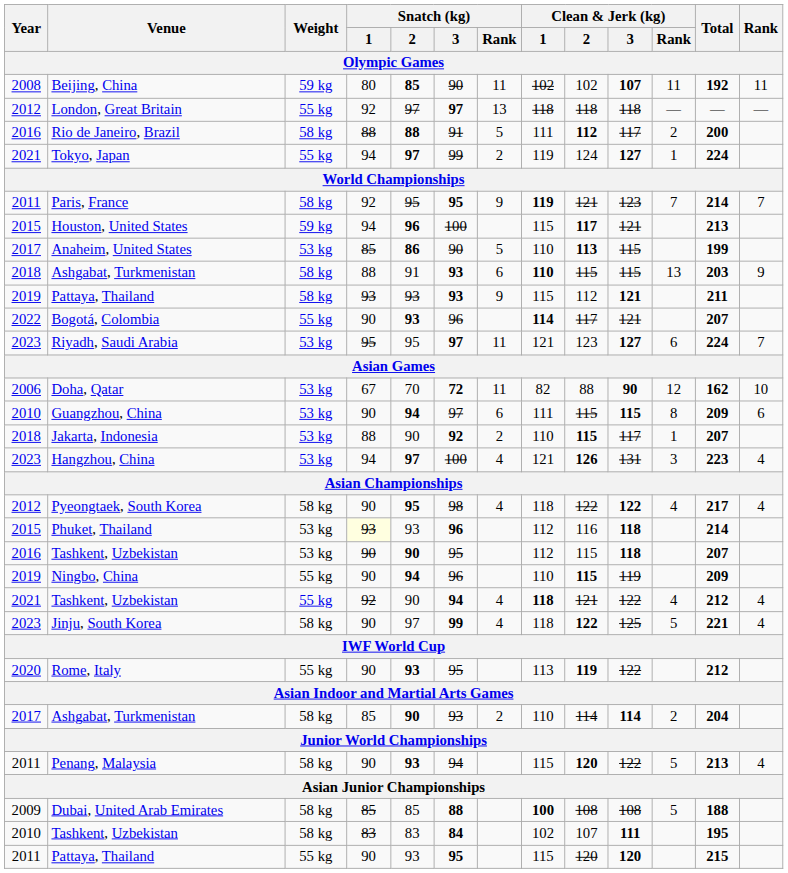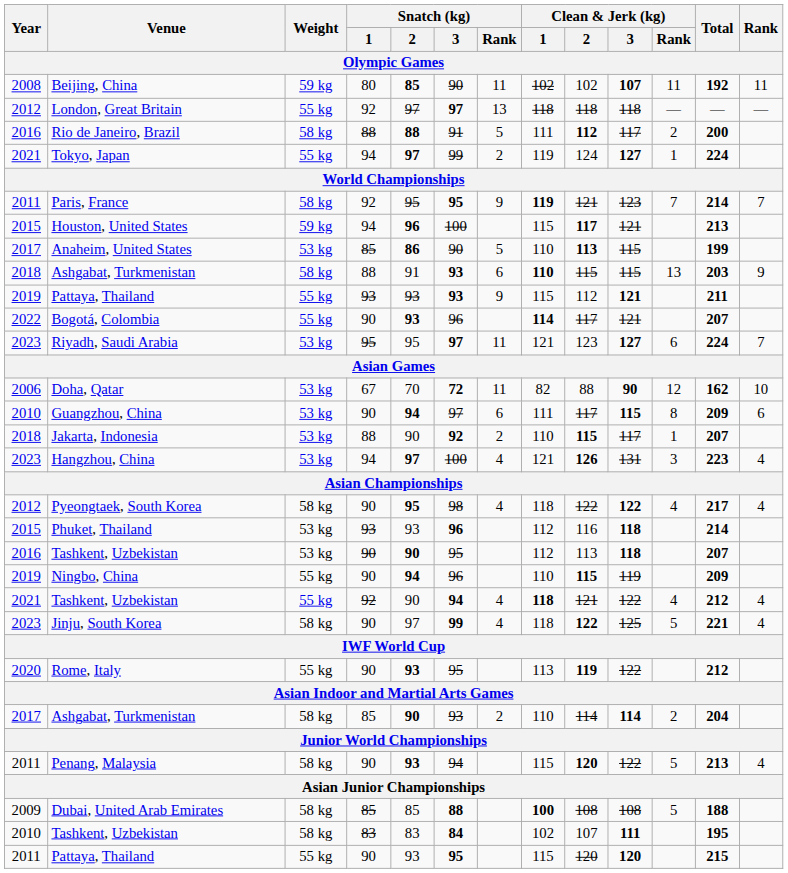(316, 296) 58 kg -> (316, 296) 55 kg
(587, 413) 115 -> (587, 413) 117
(369, 529) lightyellow background -> (369, 529) no background
(587, 553) 115 -> (587, 553) 113
